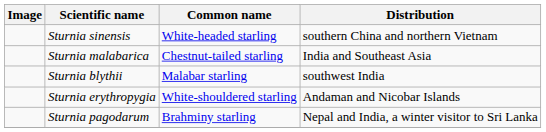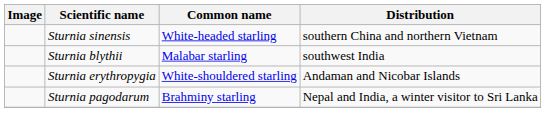- row: (98, 55)
